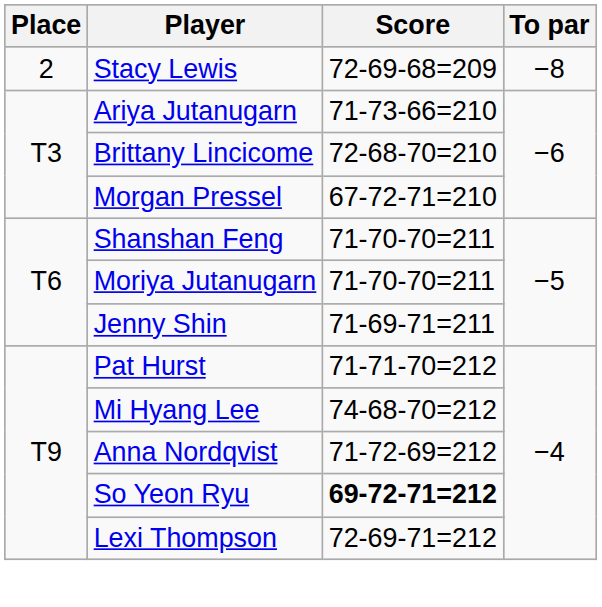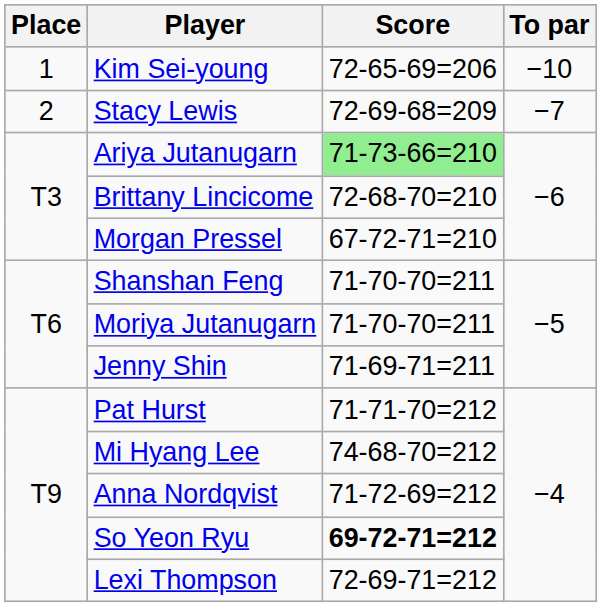+ row: (181, 68)
(549, 68) −8 -> (549, 111) −7
(413, 111) no background -> (413, 153) lightgreen background
